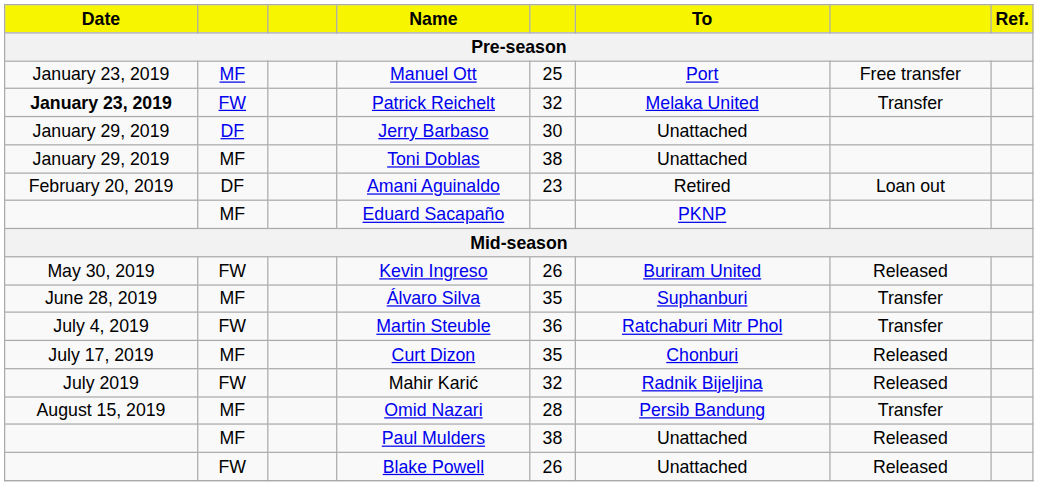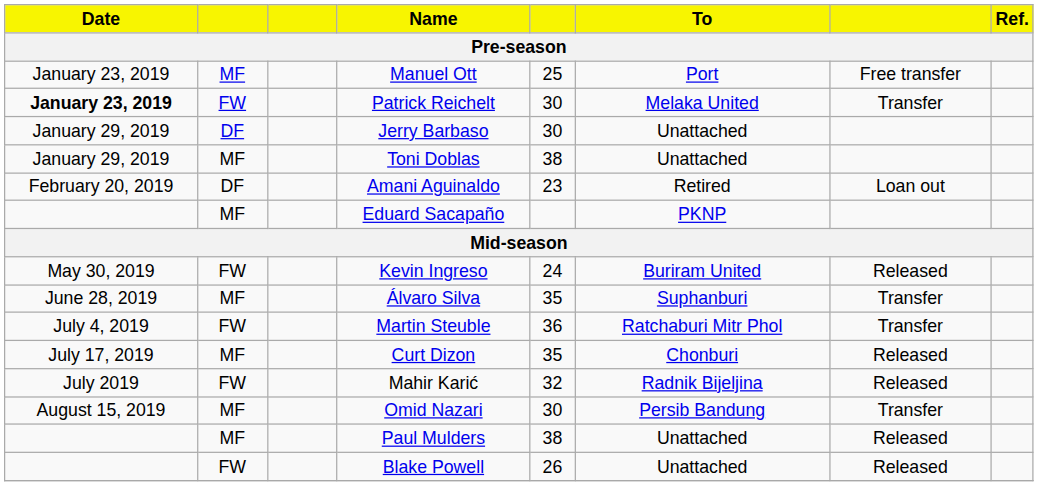(552, 103) 32 -> (552, 103) 30
(552, 271) 26 -> (552, 271) 24
(552, 411) 28 -> (552, 411) 30
